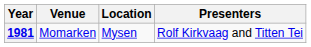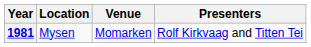columns swapped: (127, 14) <-> (68, 14)
